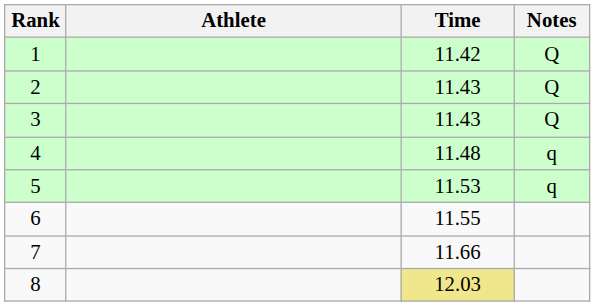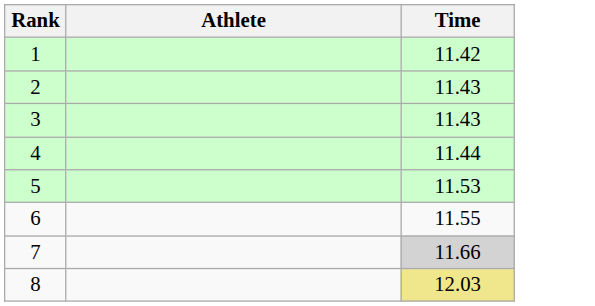- column: (552, 20)
(458, 152) 11.48 -> (458, 152) 11.44
(458, 251) no background -> (458, 251) lightgrey background
